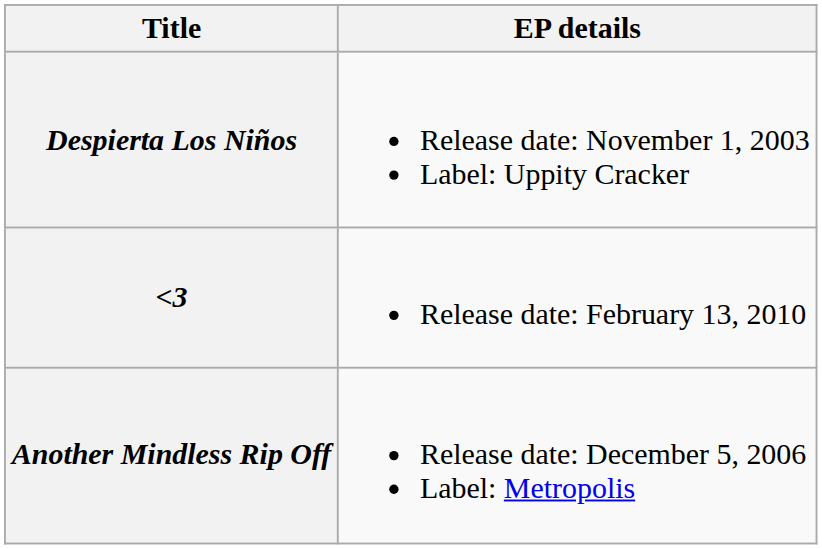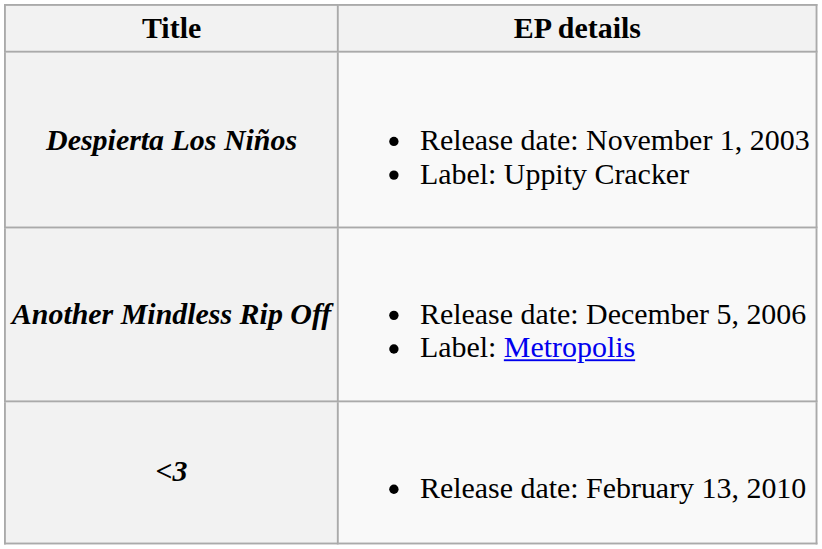rows swapped: (172, 454) <-> (172, 297)
